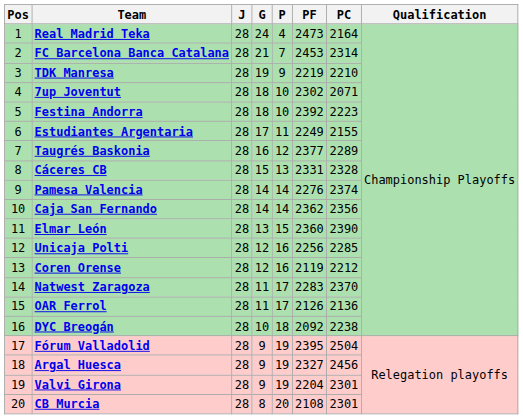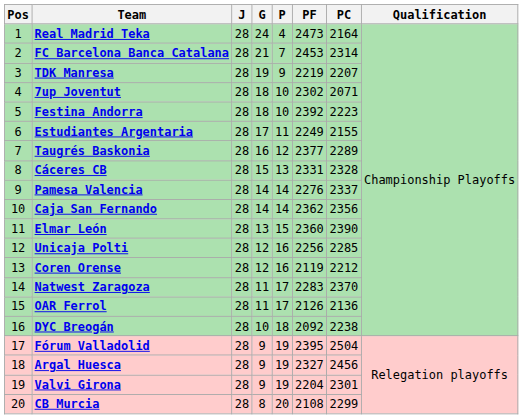(344, 73) 2210 -> (344, 73) 2207
(344, 190) 2374 -> (344, 190) 2337
(344, 404) 2301 -> (344, 404) 2299
